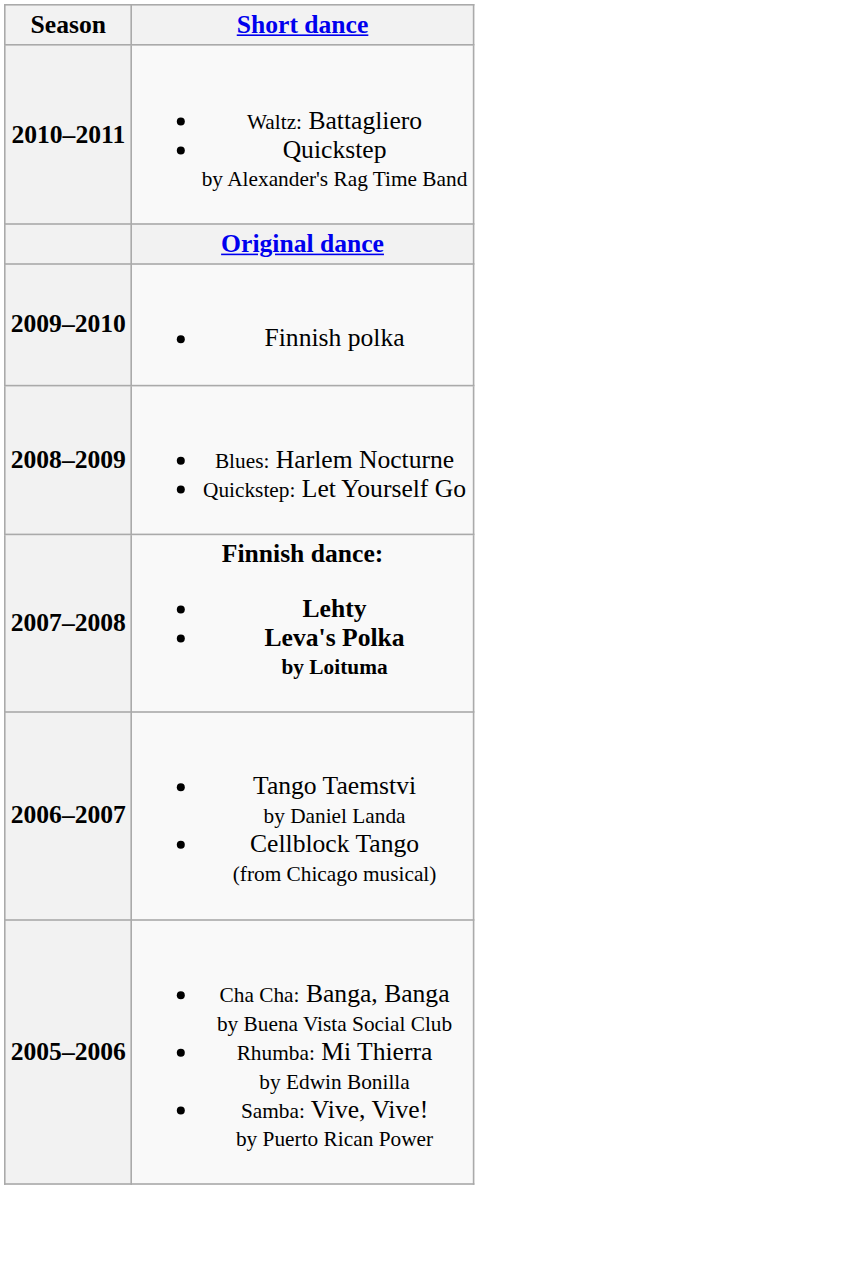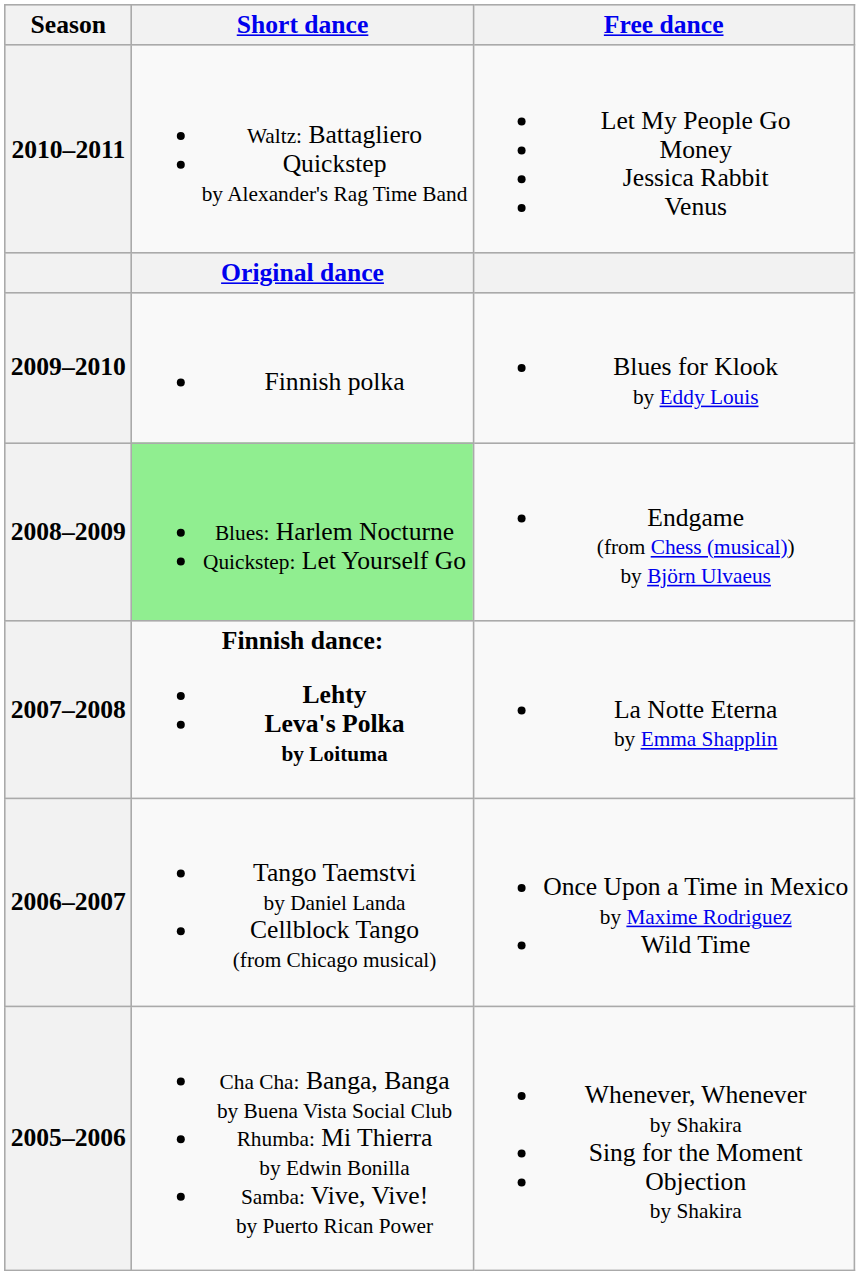+ column: (664, 24)
(303, 474) no background -> (303, 546) lightgreen background
